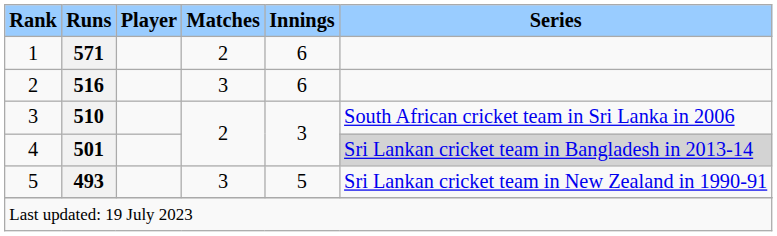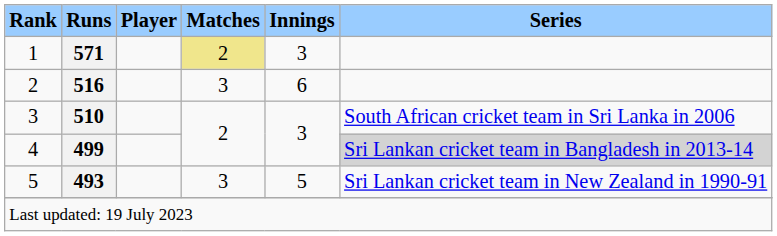(223, 52) no background -> (223, 52) khaki background
(302, 52) 6 -> (302, 52) 3
(89, 149) 501 -> (89, 149) 499
